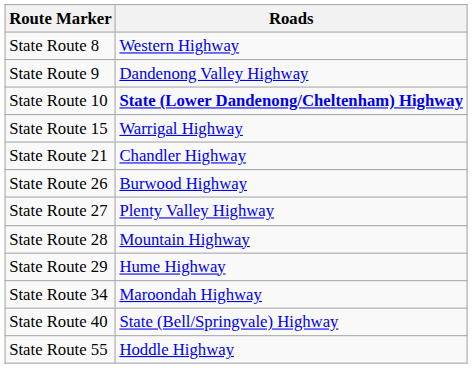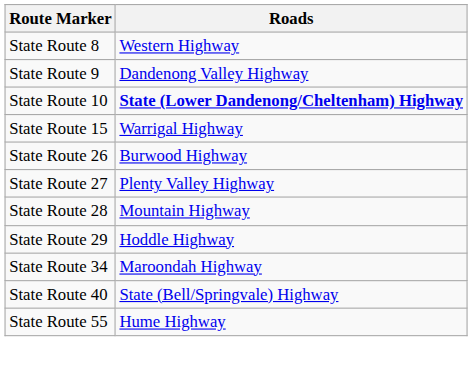- row: (58, 156)
(173, 266) Hume Highway -> (177, 239) Hoddle Highway
(177, 349) Hoddle Highway -> (173, 321) Hume Highway
